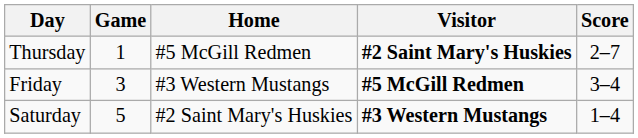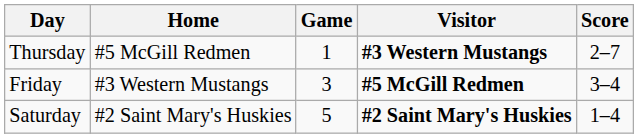columns swapped: (120, 20) <-> (254, 20)
(467, 52) #2 Saint Mary's Huskies -> (454, 52) #3 Western Mustangs
(454, 116) #3 Western Mustangs -> (467, 116) #2 Saint Mary's Huskies
